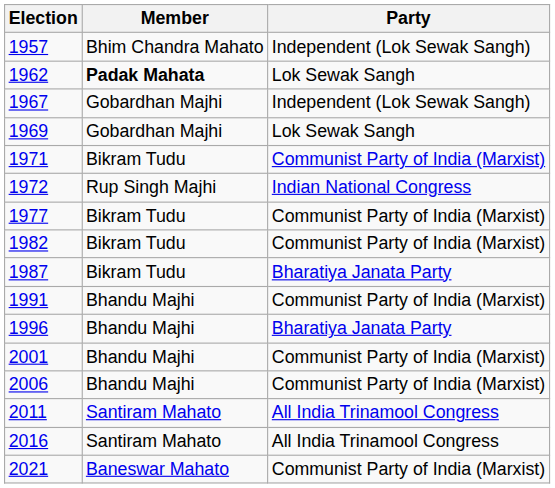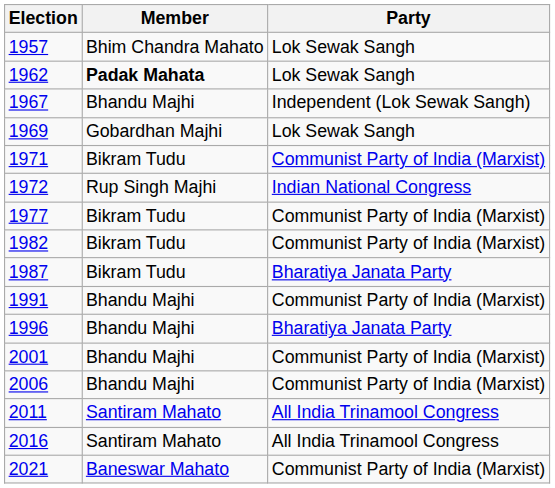(401, 46) Independent (Lok Sewak Sangh) -> (343, 46) Lok Sewak Sangh
(154, 103) Gobardhan Majhi -> (140, 103) Bhandu Majhi
